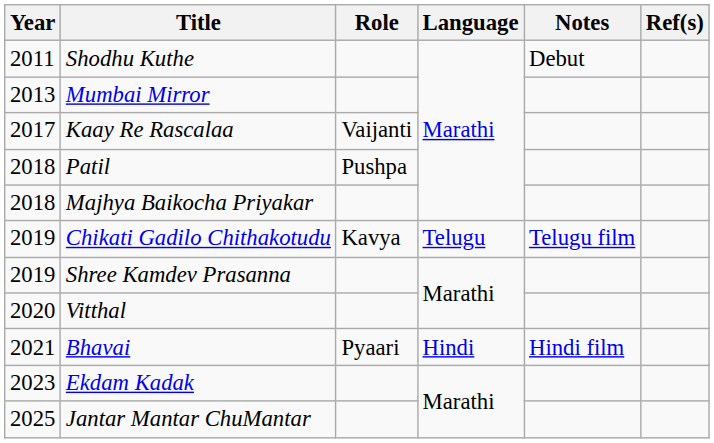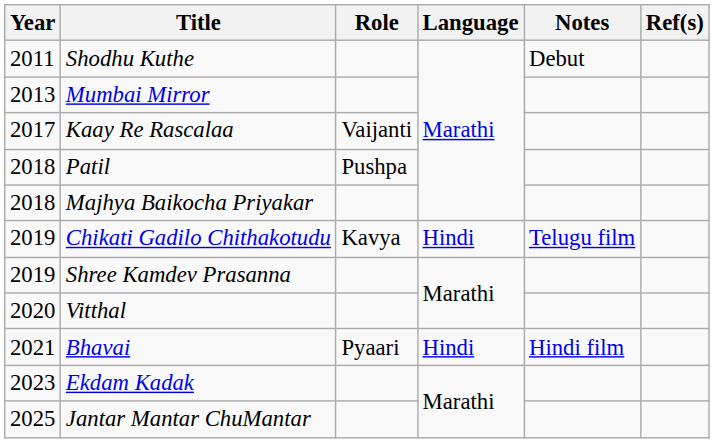(454, 238) Telugu -> (448, 238) Hindi
